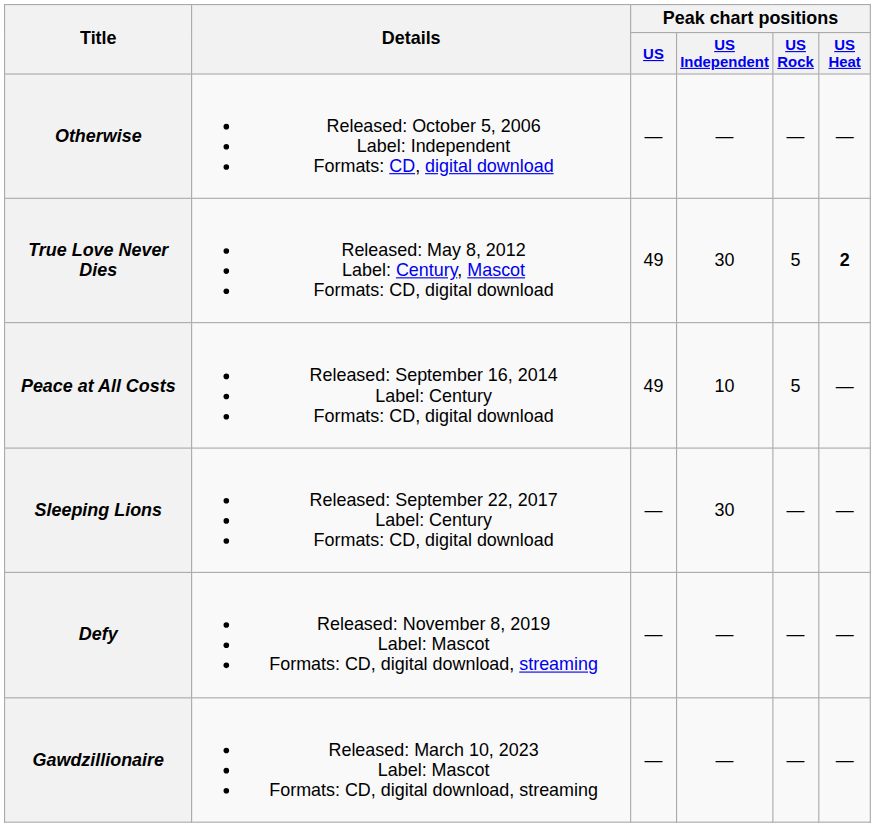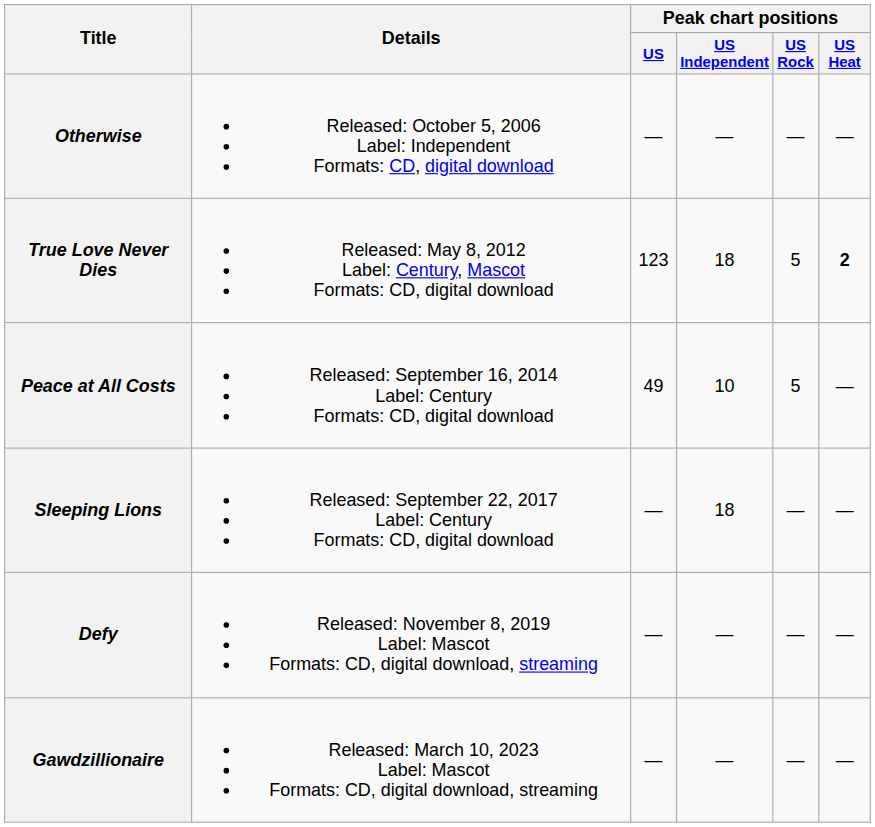(653, 260) 49 -> (653, 260) 123
(725, 260) 30 -> (725, 260) 18
(725, 510) 30 -> (725, 510) 18
